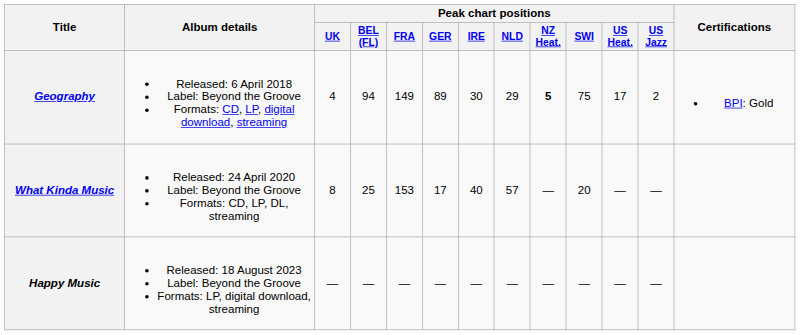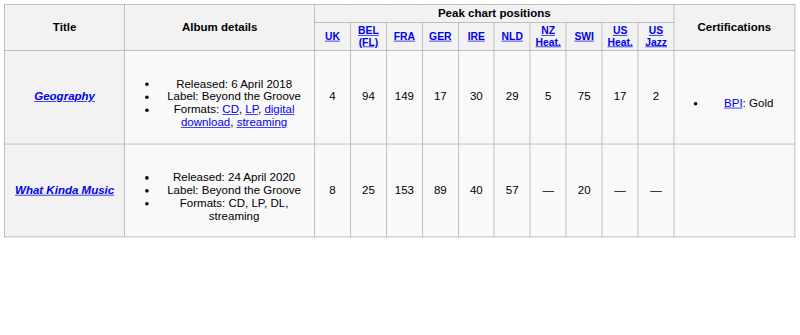(440, 97) 89 -> (440, 97) 17
(548, 97) bold -> (548, 97) normal
(440, 190) 17 -> (440, 190) 89
- row: (65, 283)
